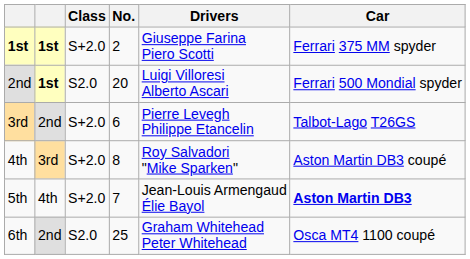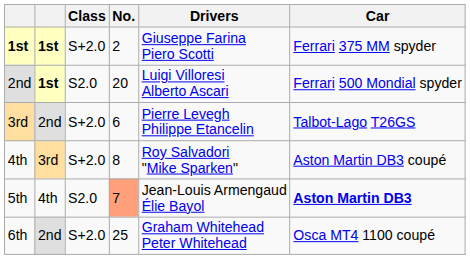(87, 198) S+2.0 -> (83, 198) S2.0
(116, 198) no background -> (116, 198) lightsalmon background
(83, 236) S2.0 -> (87, 236) S+2.0
